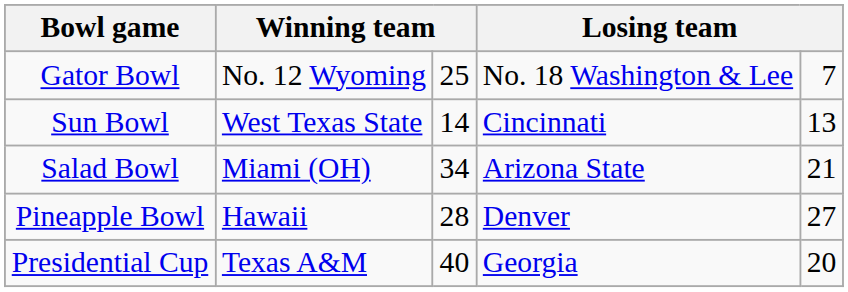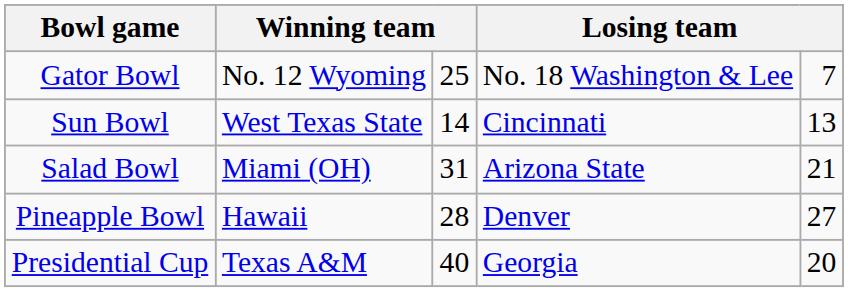(454, 168) 34 -> (454, 168) 31
